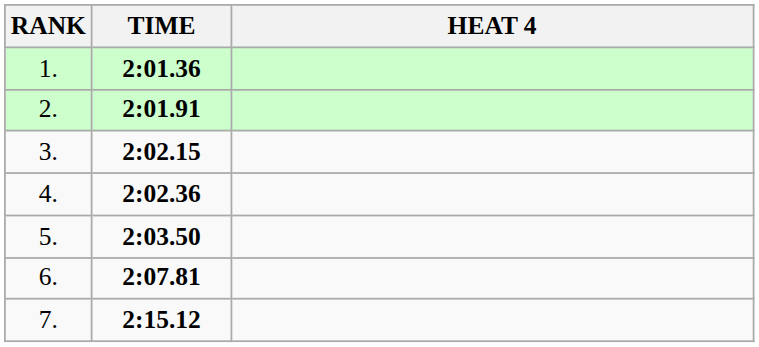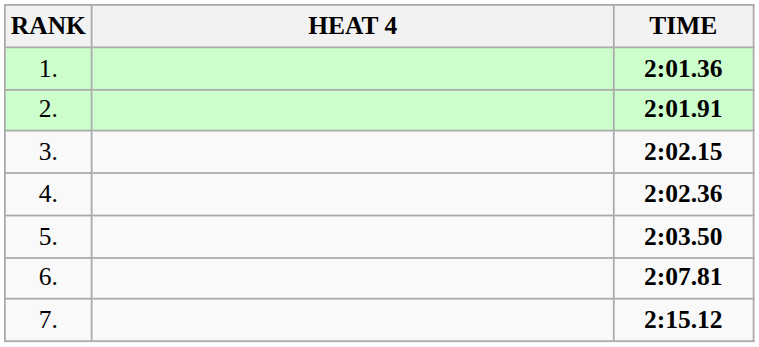columns swapped: (492, 25) <-> (162, 25)
